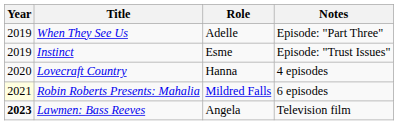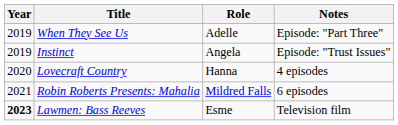(219, 52) Esme -> (223, 52) Angela
(19, 91) lightyellow background -> (19, 91) no background
(223, 110) Angela -> (219, 110) Esme
